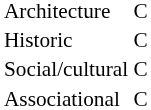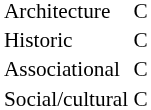rows swapped: (62, 98) <-> (66, 69)
